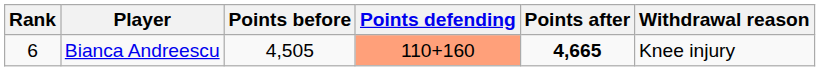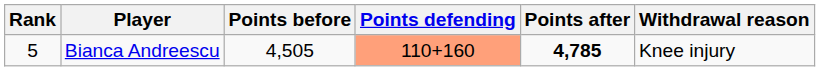(32, 50) 6 -> (32, 50) 5
(577, 50) 4,665 -> (577, 50) 4,785
